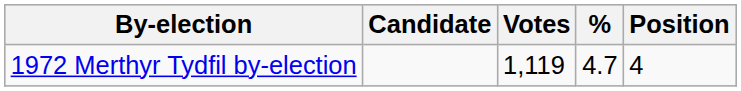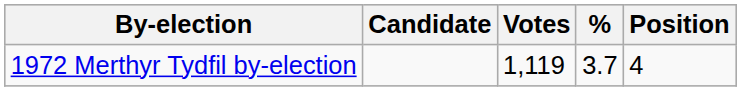(600, 65) 4.7 -> (600, 65) 3.7
